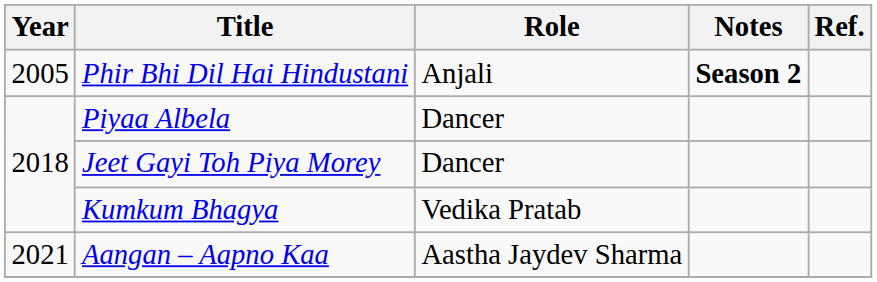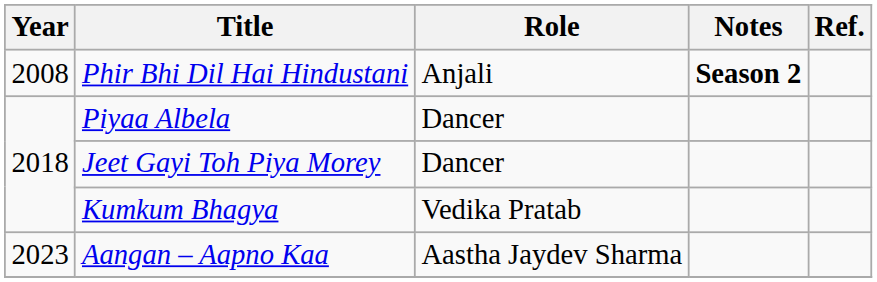(40, 72) 2005 -> (40, 72) 2008
(40, 254) 2021 -> (40, 254) 2023
